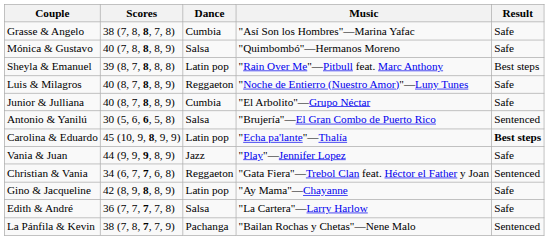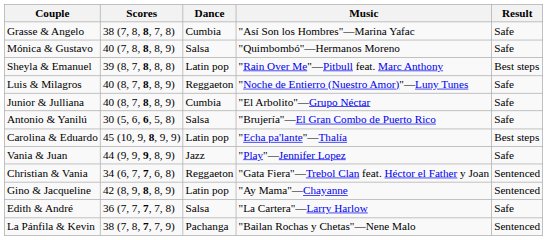(517, 119) Sentenced -> (504, 119) Safe
(518, 137) bold -> (517, 137) normal
(504, 191) Safe -> (517, 191) Sentenced
